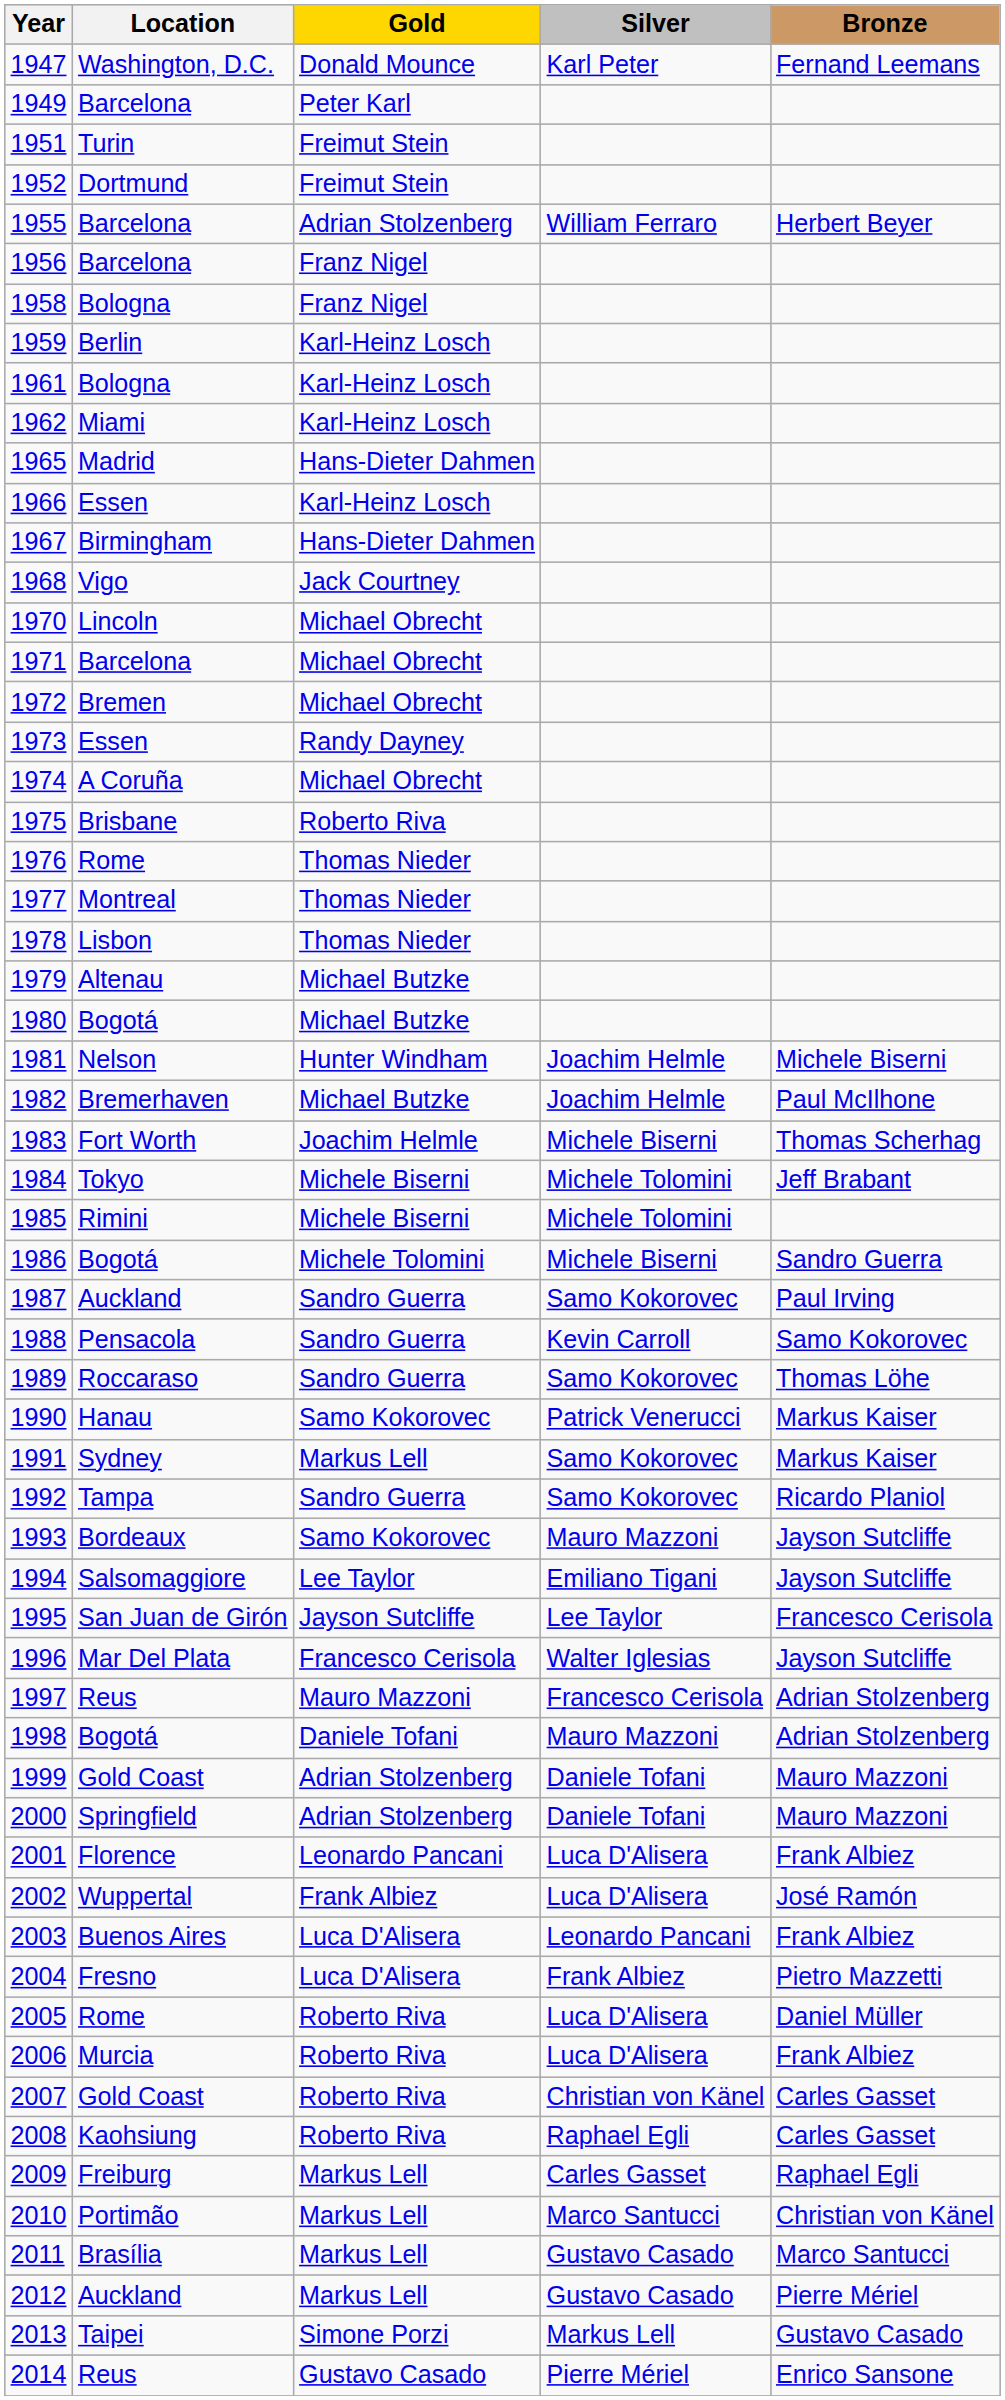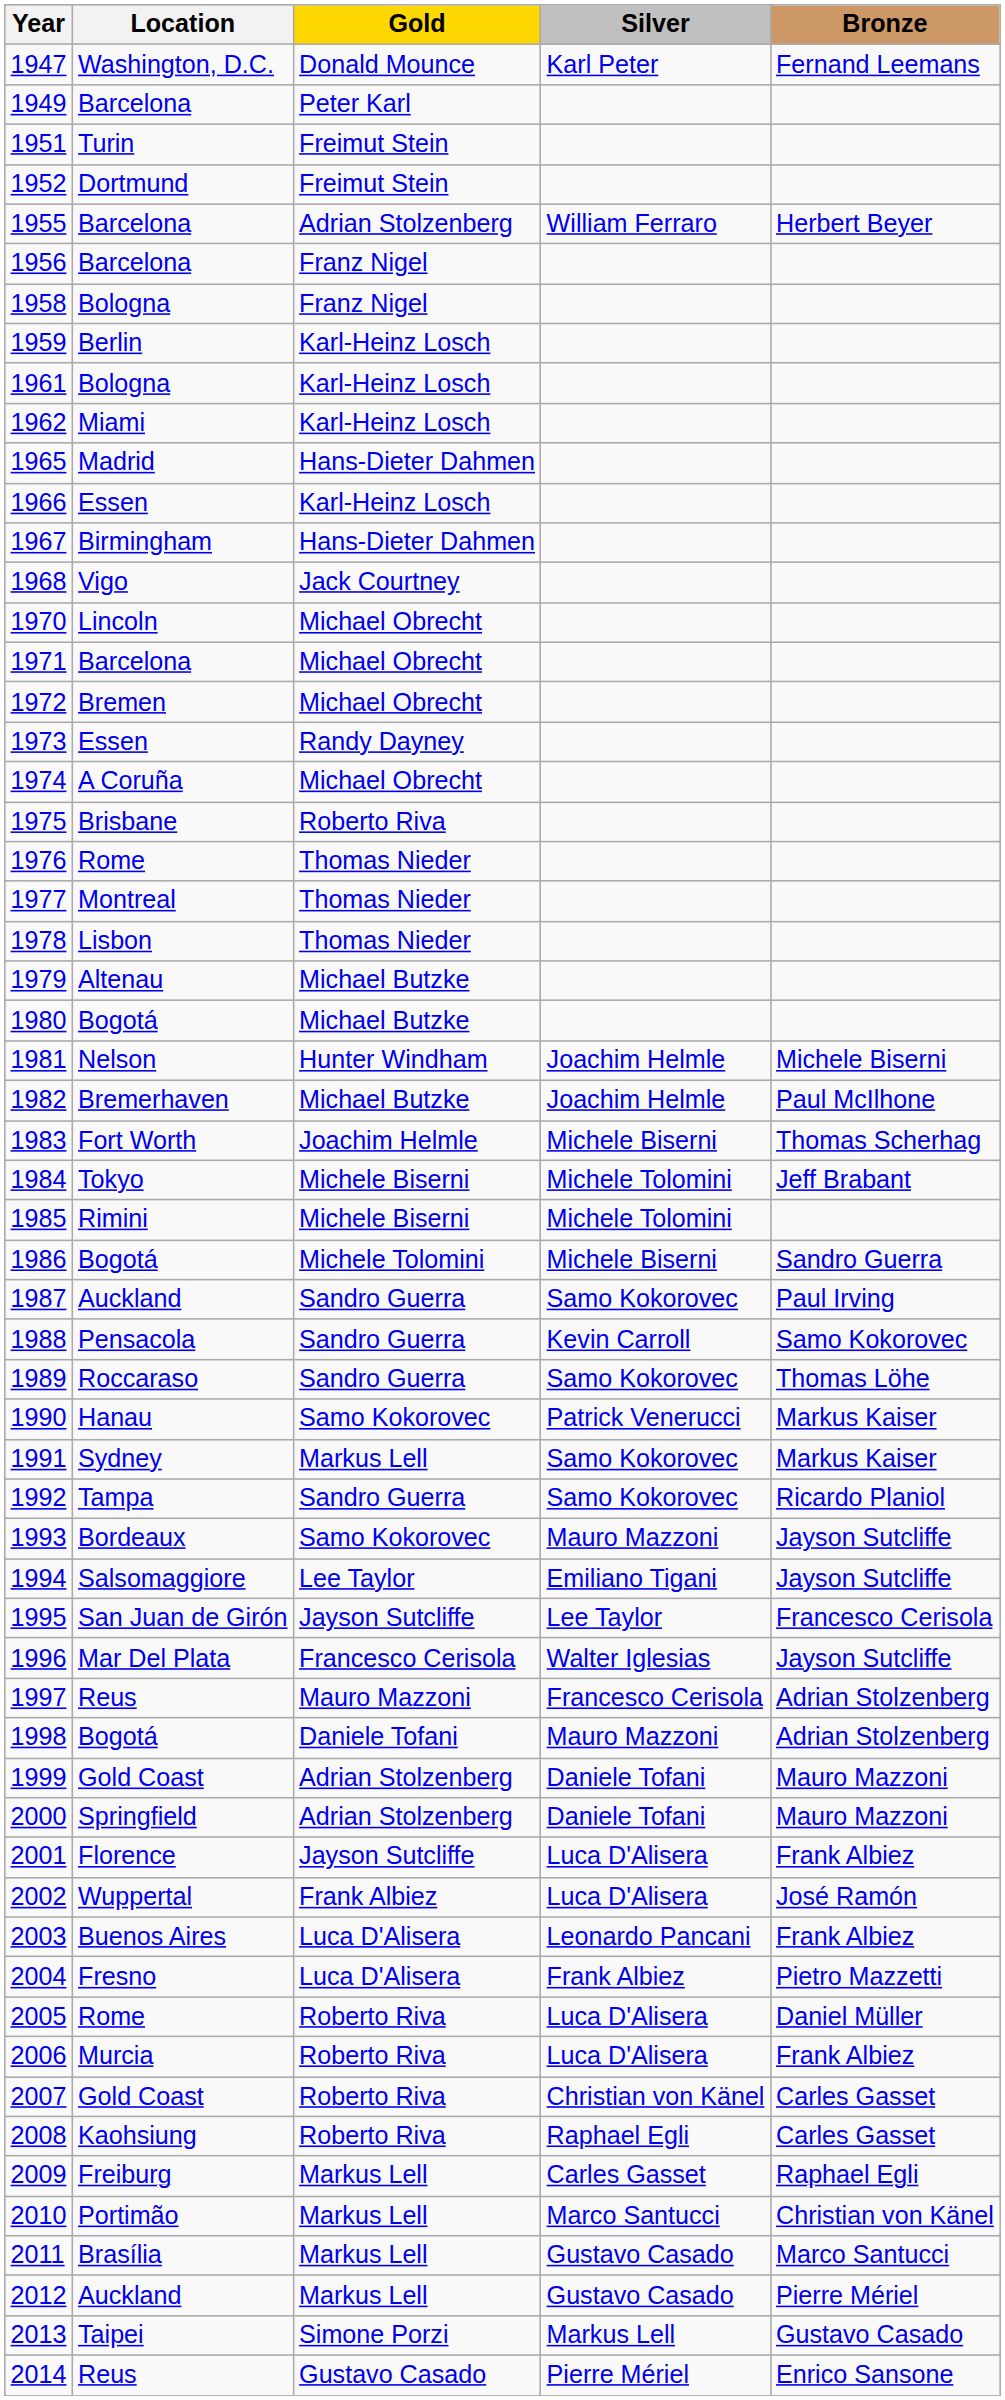(401, 1857) Leonardo Pancani -> (387, 1857) Jayson Sutcliffe
